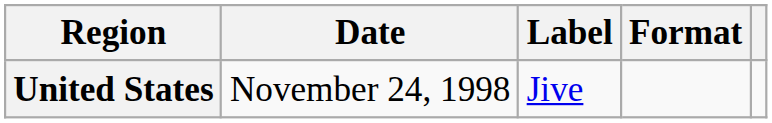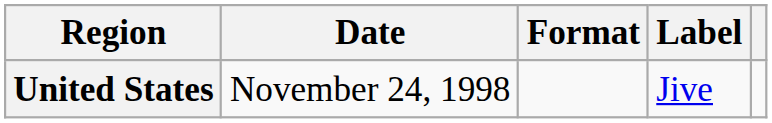columns swapped: (686, 32) <-> (570, 32)
